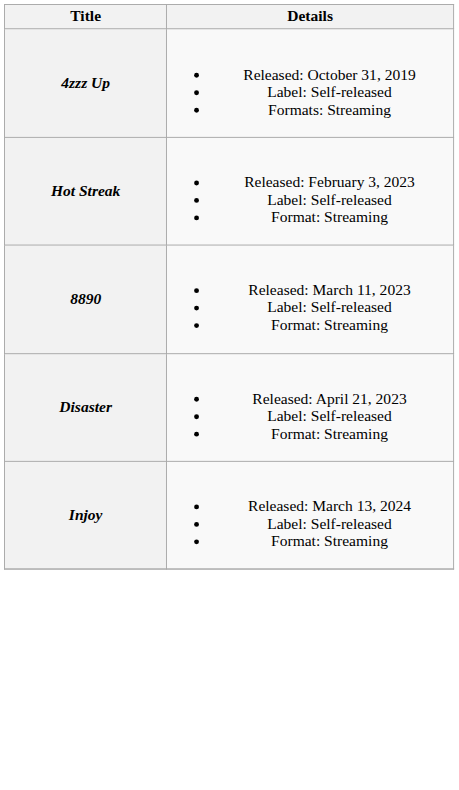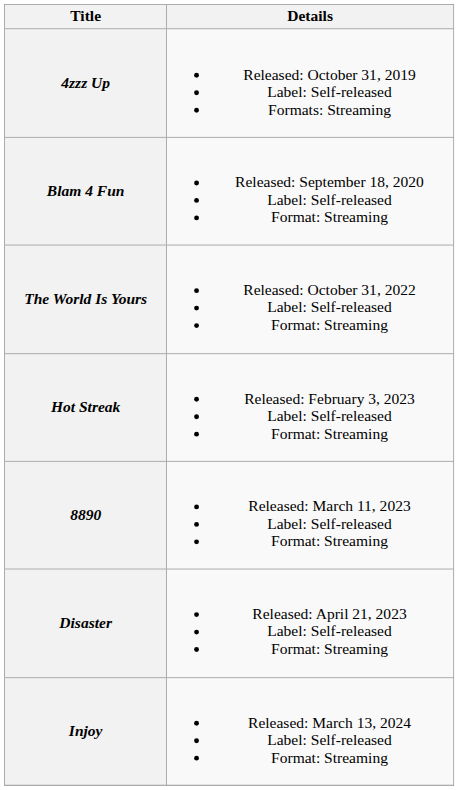+ row: (86, 191)
+ row: (86, 299)
